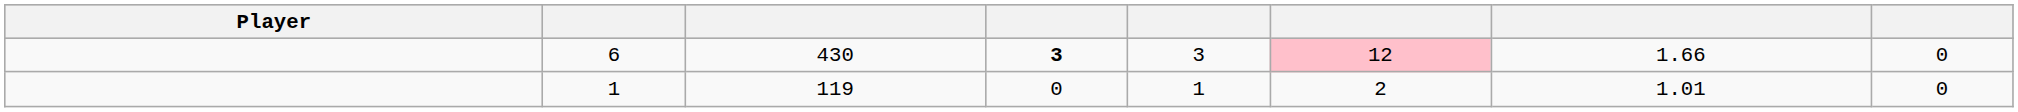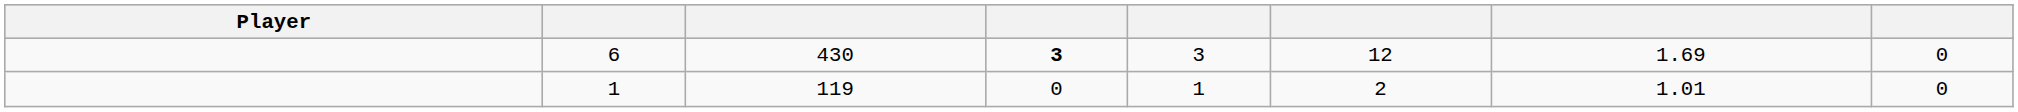(1380, 55) pink background -> (1380, 55) no background
(1681, 55) 1.66 -> (1681, 55) 1.69
